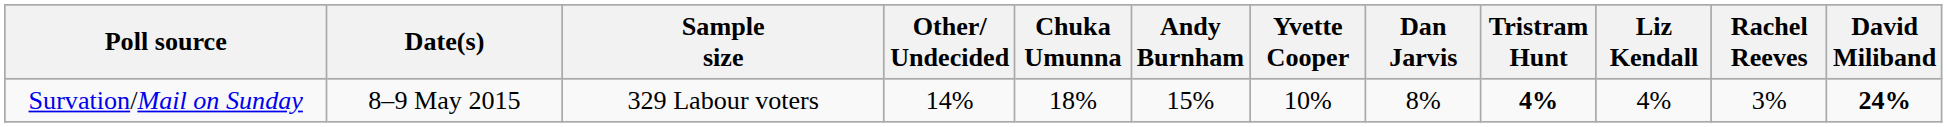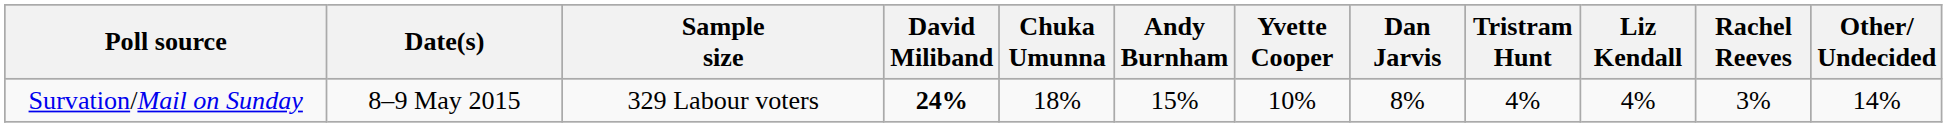columns swapped: (1885, 41) <-> (950, 41)
(1539, 100) bold -> (1523, 100) normal
